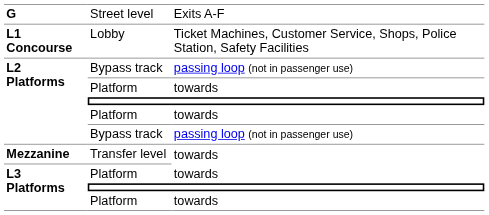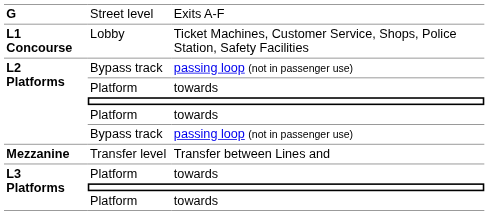(196, 154) towards -> (252, 154) Transfer between Lines and
